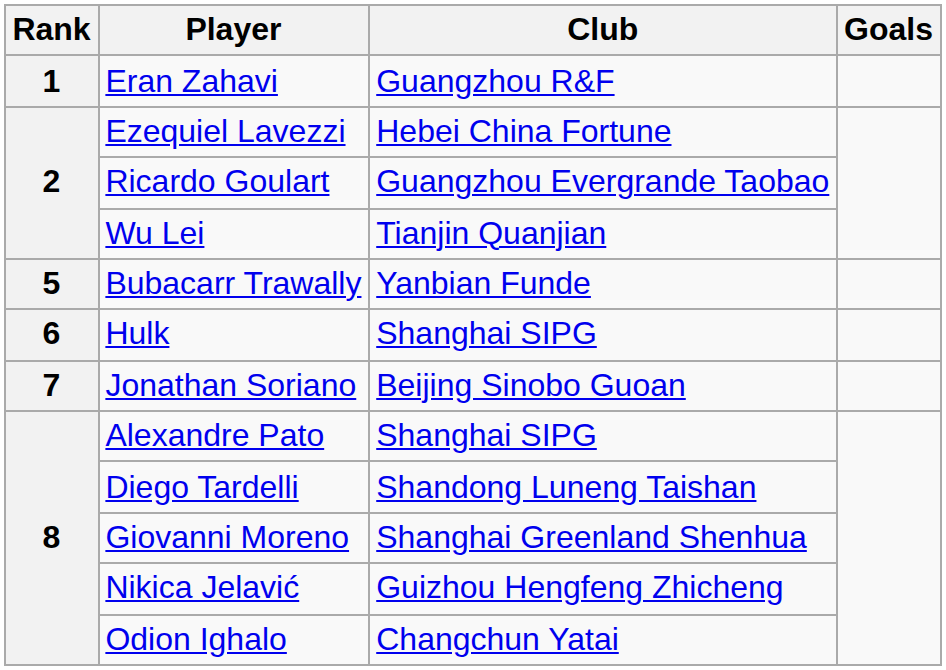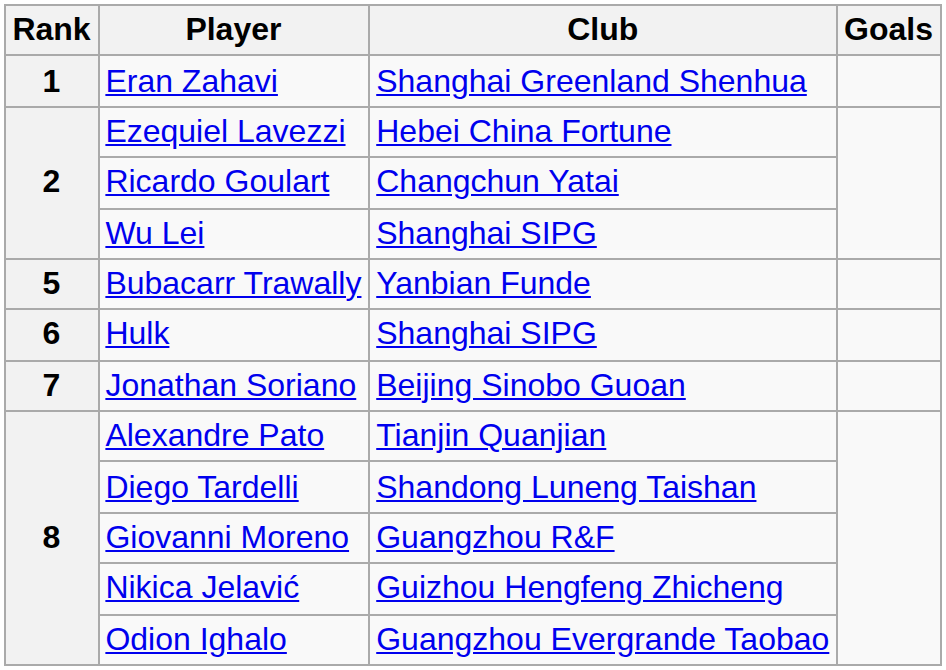(495, 80) Guangzhou R&F -> (592, 80) Shanghai Greenland Shenhua
(603, 182) Guangzhou Evergrande Taobao -> (498, 182) Changchun Yatai
(491, 232) Tianjin Quanjian -> (487, 232) Shanghai SIPG
(487, 435) Shanghai SIPG -> (491, 435) Tianjin Quanjian
(592, 537) Shanghai Greenland Shenhua -> (495, 537) Guangzhou R&F
(498, 638) Changchun Yatai -> (603, 638) Guangzhou Evergrande Taobao
